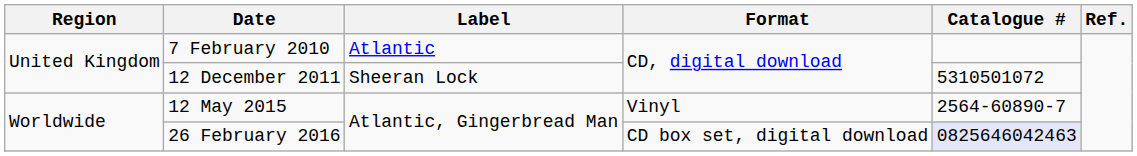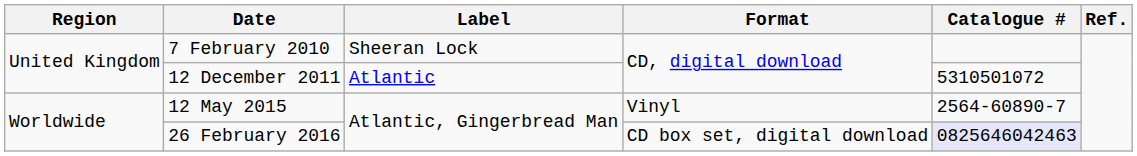(392, 49) Atlantic -> (414, 49) Sheeran Lock
(414, 78) Sheeran Lock -> (392, 78) Atlantic
